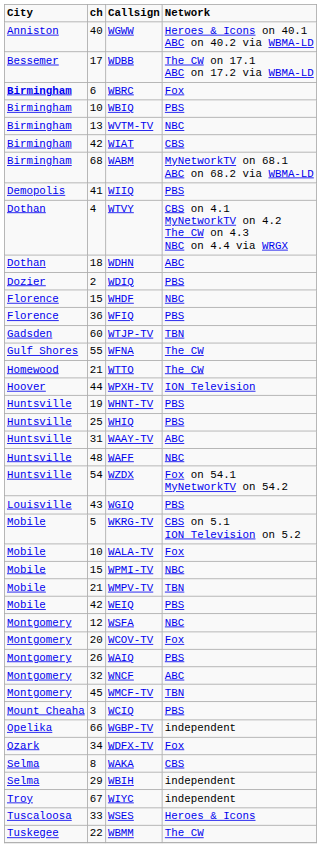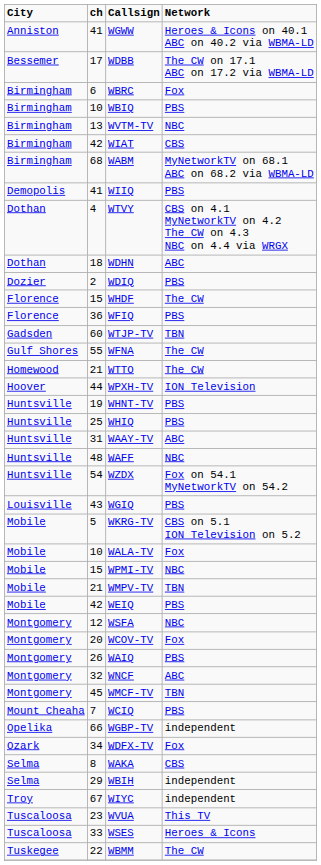(96, 31) 40 -> (96, 31) 41
(39, 91) bold -> (39, 91) normal
(175, 299) NBC -> (184, 299) The CW
(93, 711) 3 -> (93, 711) 7
+ row: (121, 816)
